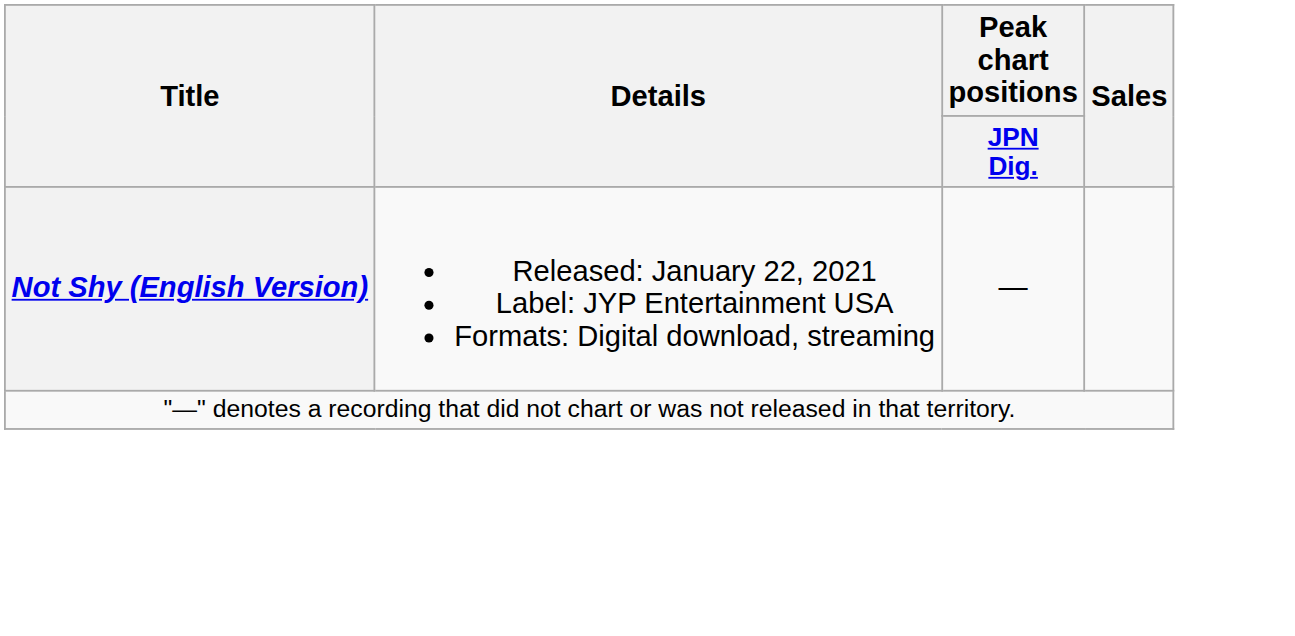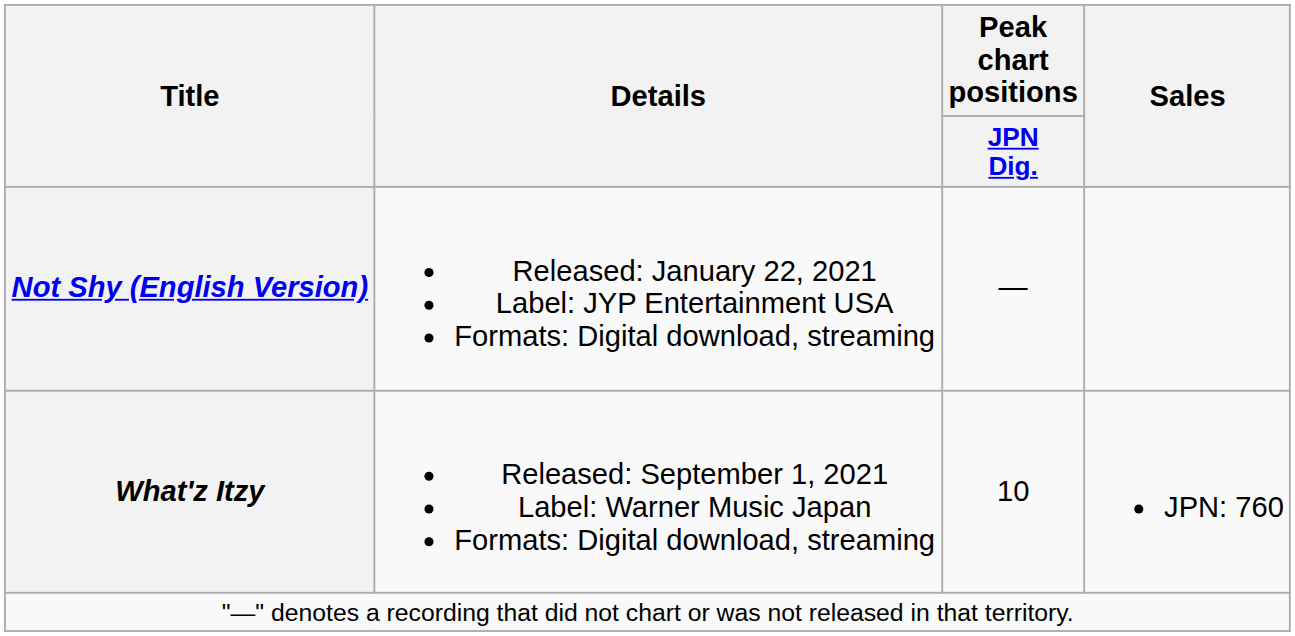+ row: (190, 490)
